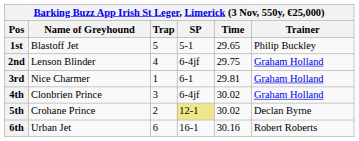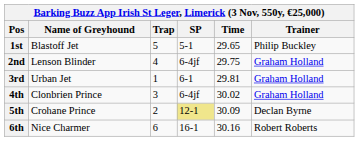(60, 78) Nice Charmer -> (51, 78) Urban Jet
(228, 111) 30.02 -> (228, 111) 30.09
(51, 128) Urban Jet -> (60, 128) Nice Charmer
